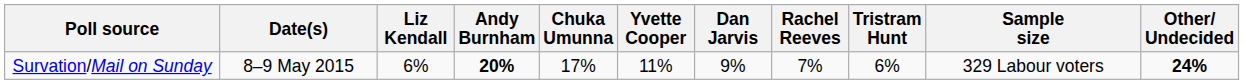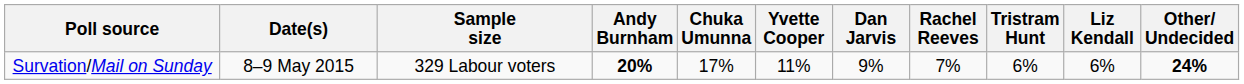columns swapped: (1033, 28) <-> (416, 28)
